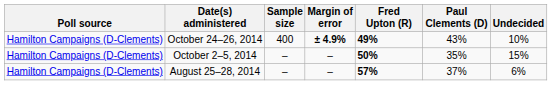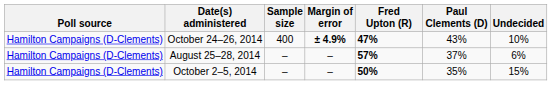(368, 39) 49% -> (368, 39) 47%
rows swapped: (215, 55) <-> (215, 71)
